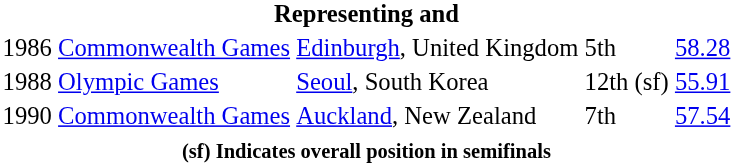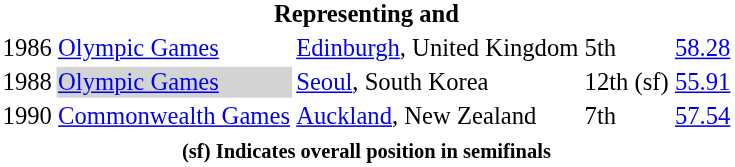(174, 48) Commonwealth Games -> (138, 48) Olympic Games
(138, 81) no background -> (138, 81) lightgrey background
